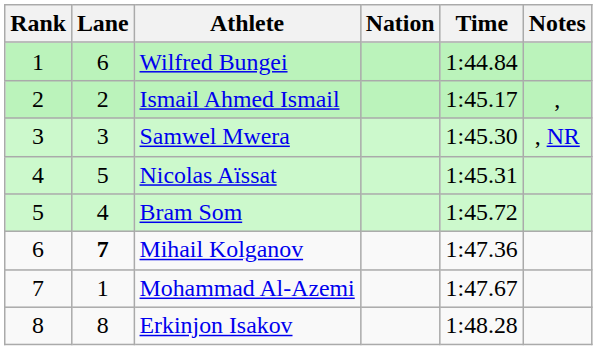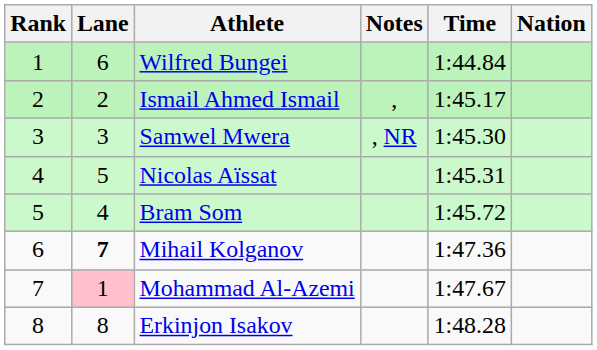columns swapped: (400, 23) <-> (557, 23)
(103, 288) no background -> (103, 288) pink background
